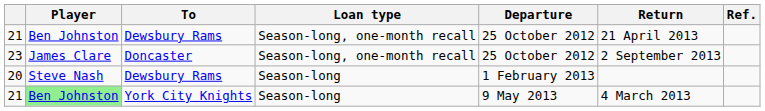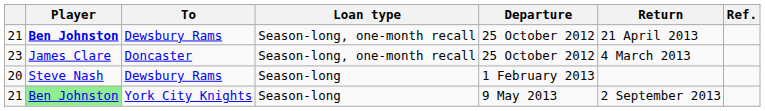(74, 35) normal -> (74, 35) bold
(661, 55) 2 September 2013 -> (646, 55) 4 March 2013
(646, 96) 4 March 2013 -> (661, 96) 2 September 2013
